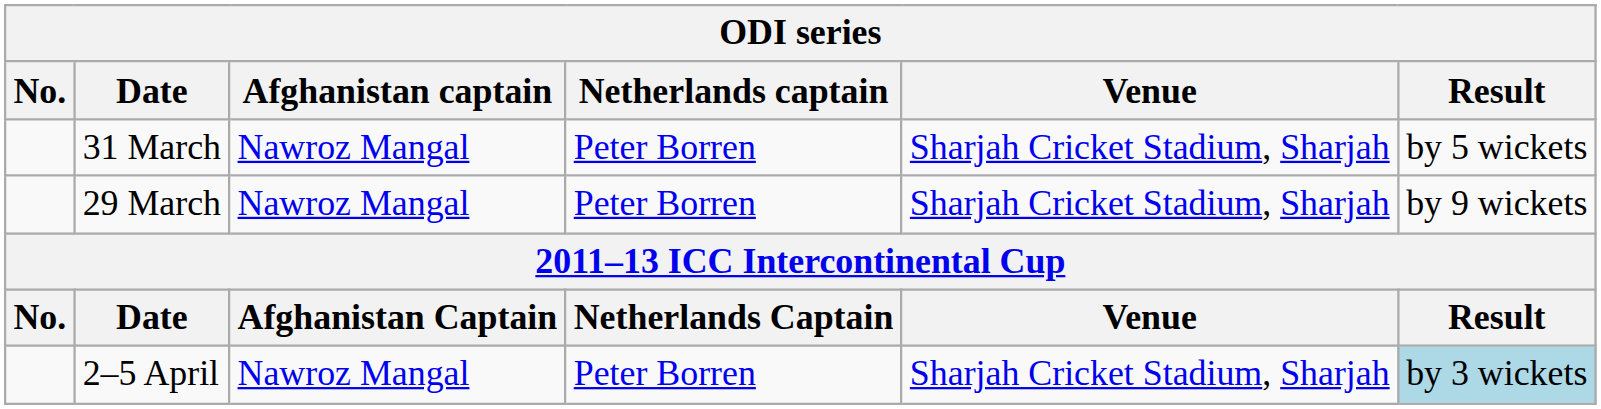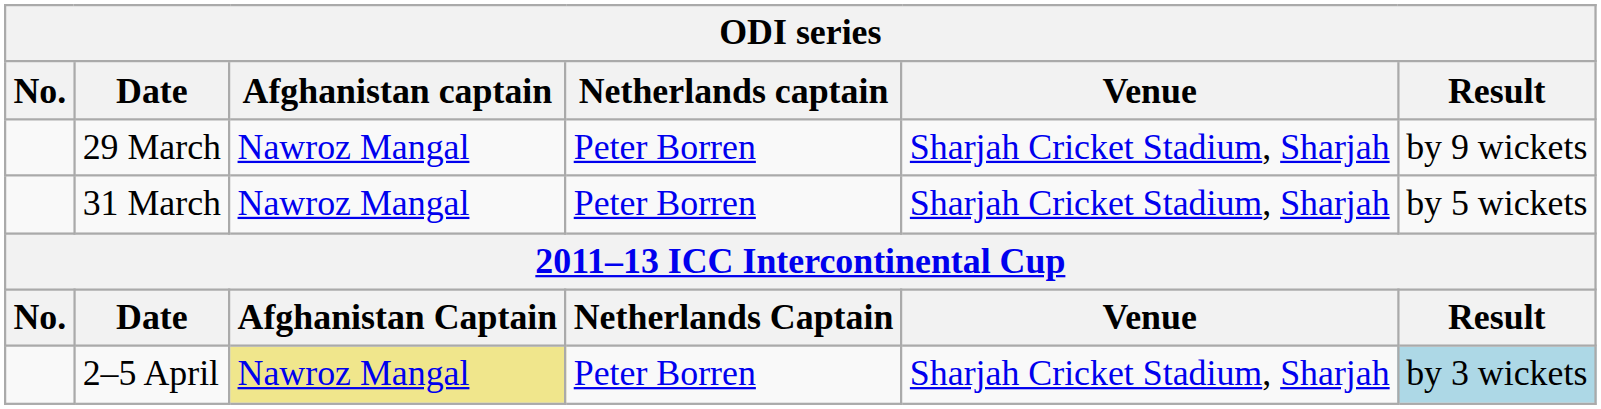rows swapped: (152, 203) <-> (152, 146)
(353, 373) no background -> (353, 373) khaki background
